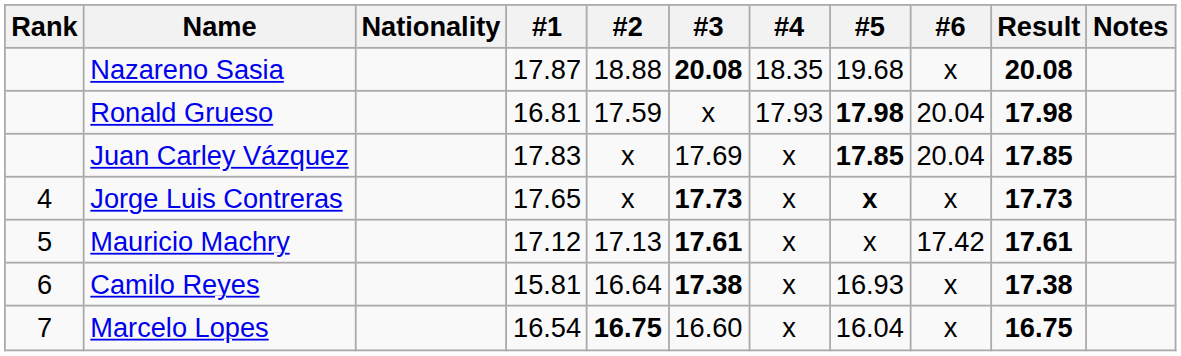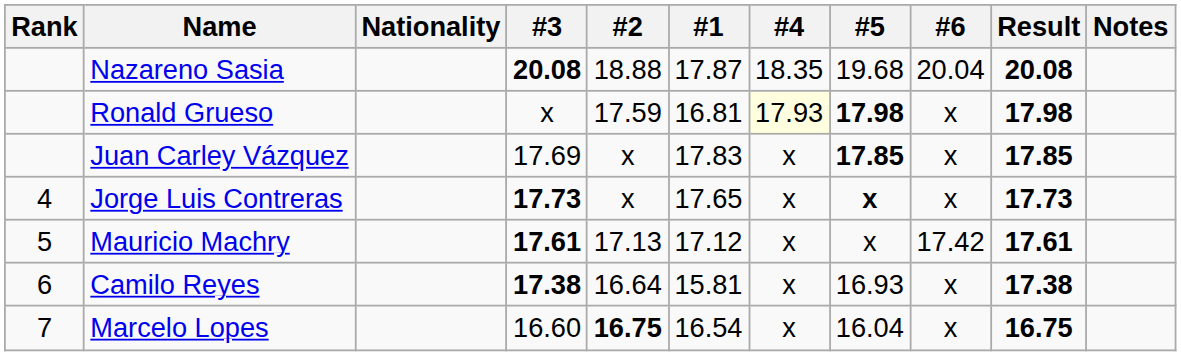columns swapped: (547, 27) <-> (708, 27)
(950, 70) x -> (951, 70) 20.04
(789, 113) no background -> (789, 113) lightyellow background
(951, 113) 20.04 -> (950, 113) x
(951, 156) 20.04 -> (950, 156) x
